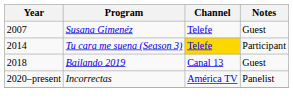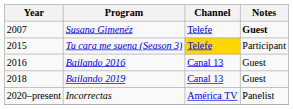(254, 29) normal -> (255, 29) bold
(17, 46) 2014 -> (17, 46) 2015
+ row: (96, 63)
